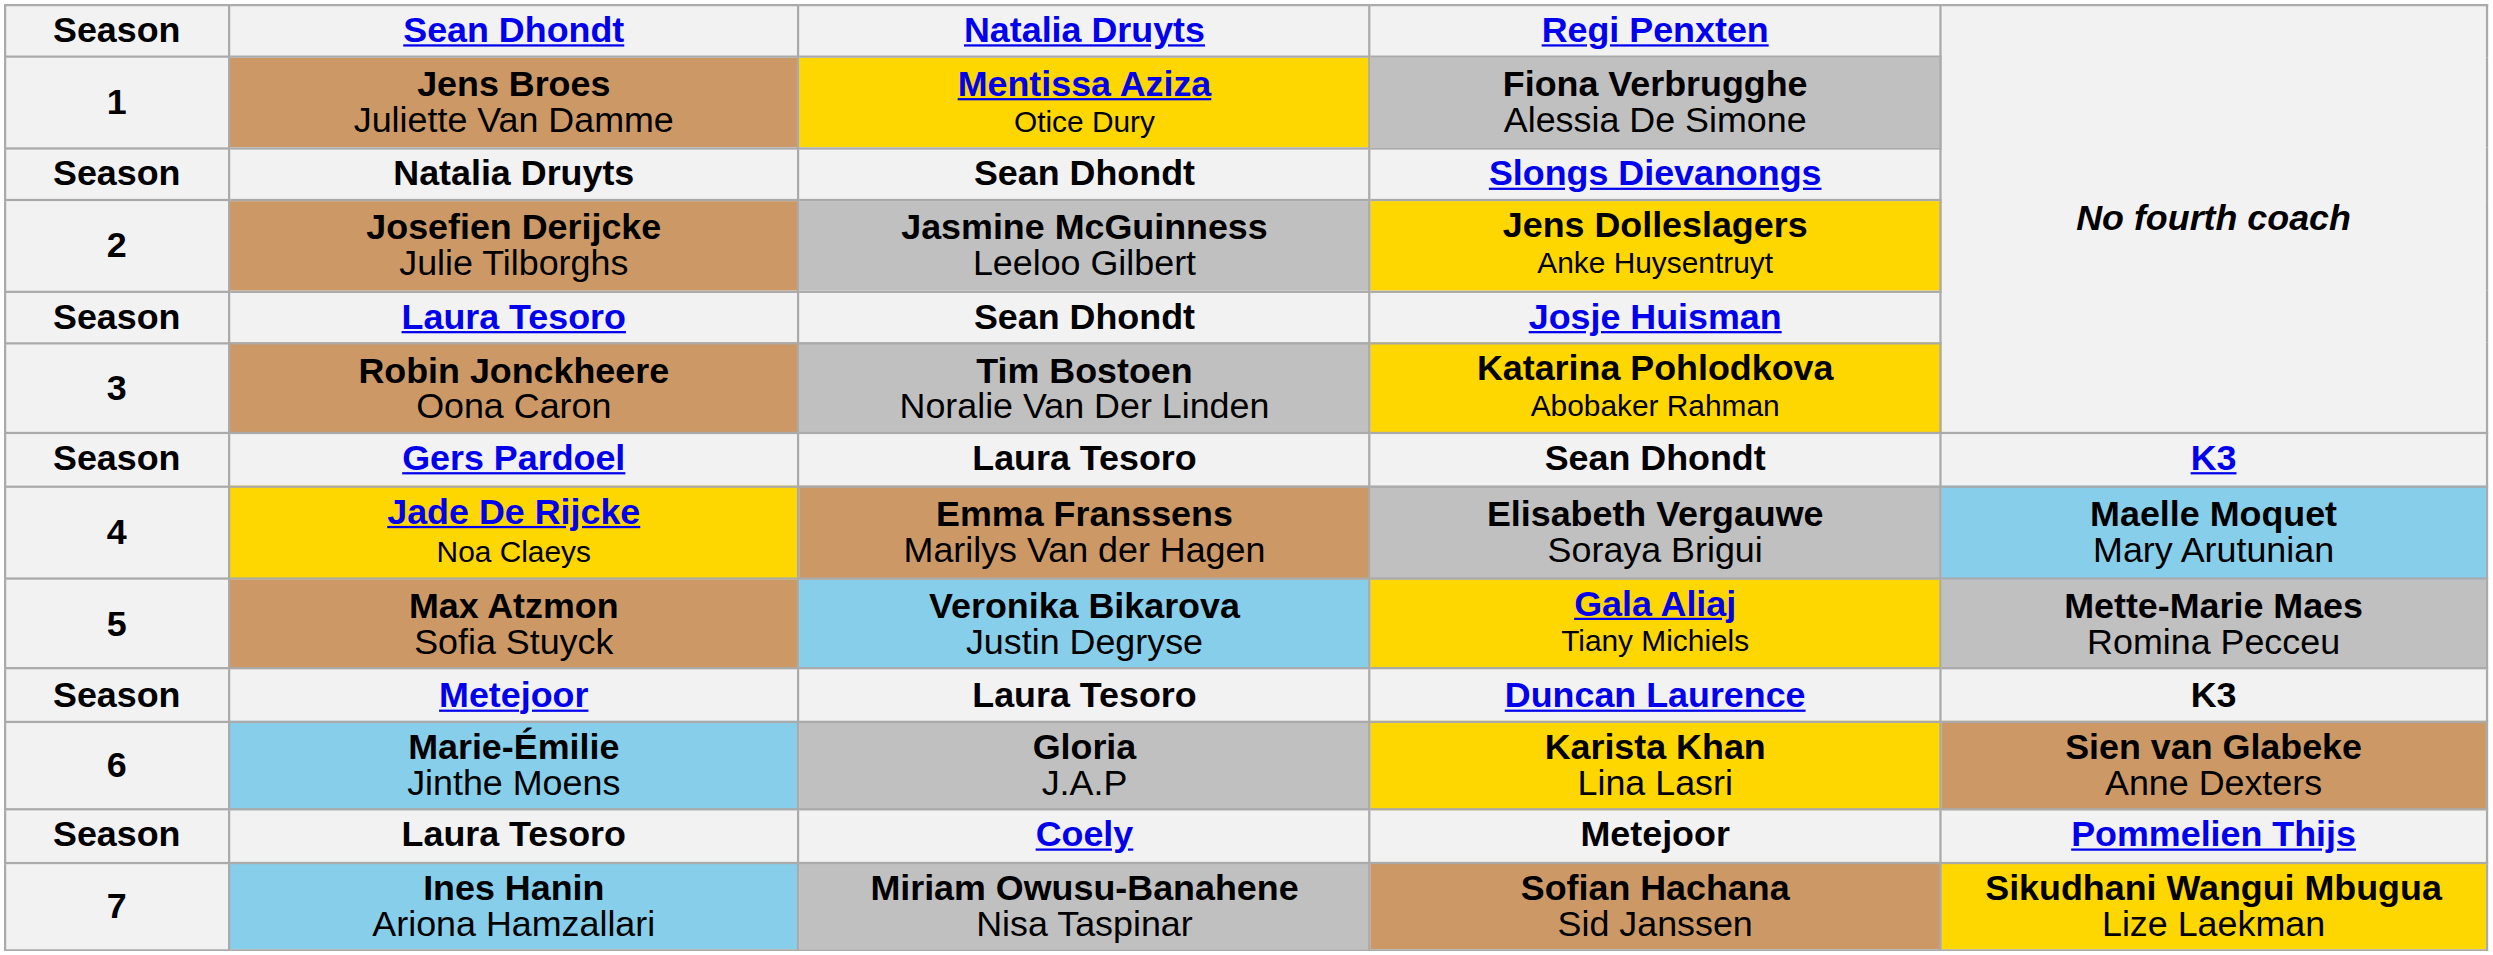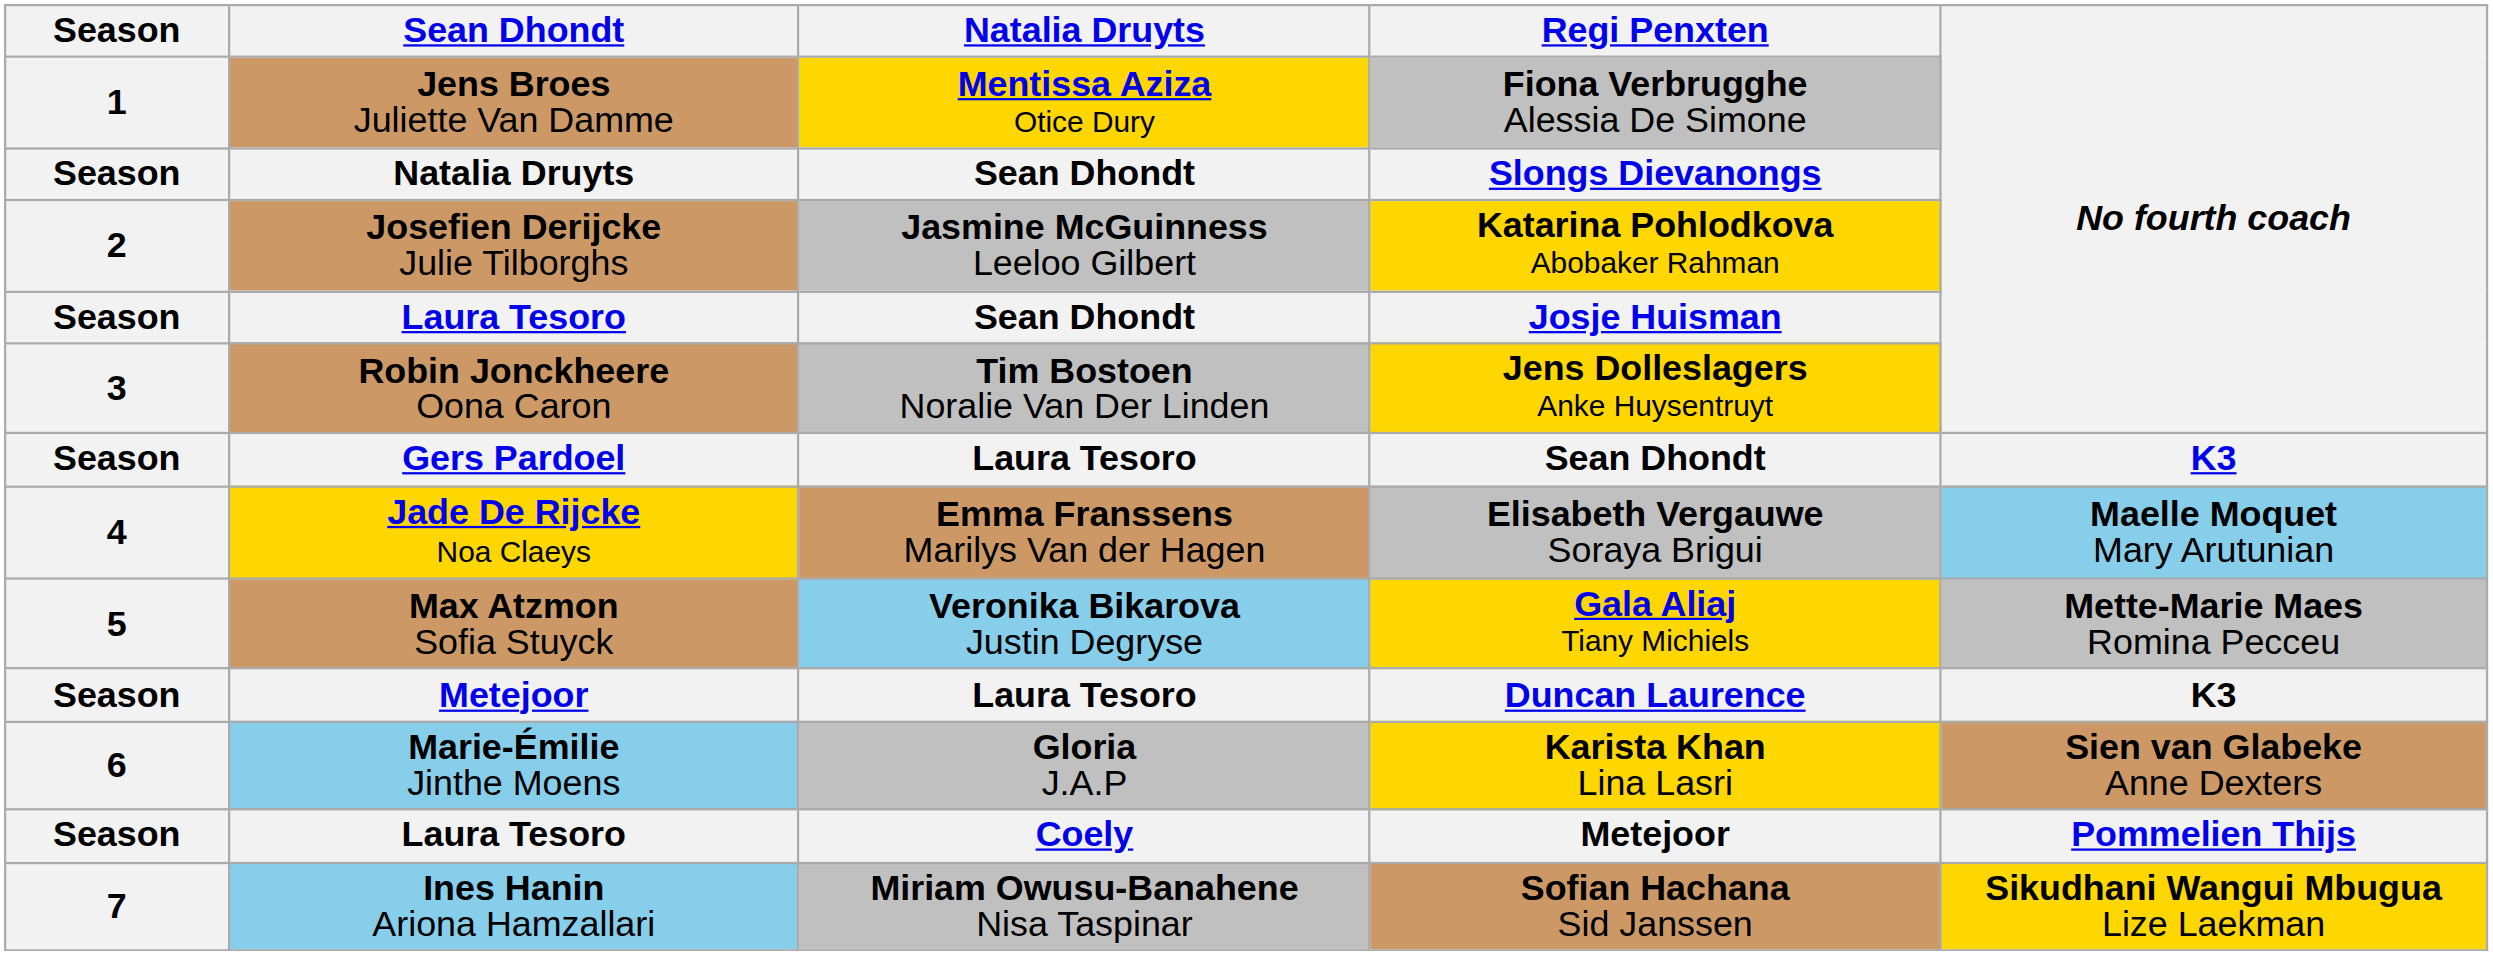(1655, 243) Jens Dolleslagers Anke Huysentruyt -> (1655, 243) Katarina Pohlodkova Abobaker Rahman
(1655, 386) Katarina Pohlodkova Abobaker Rahman -> (1655, 386) Jens Dolleslagers Anke Huysentruyt
